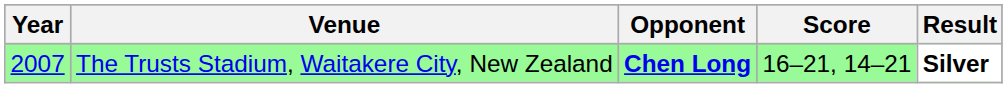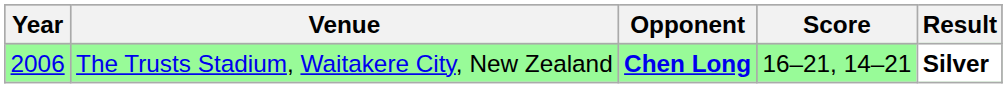(38, 63) 2007 -> (38, 63) 2006
